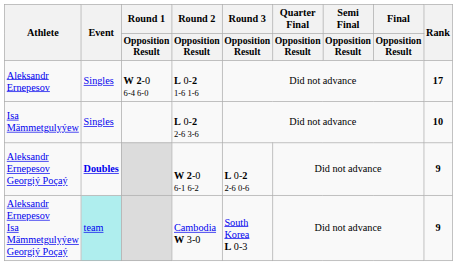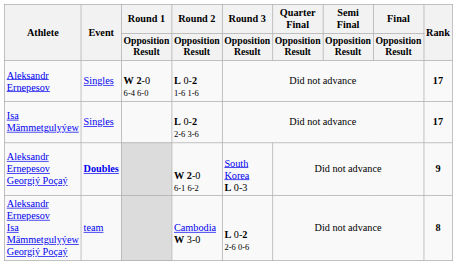(438, 122) 10 -> (438, 122) 17
(237, 181) L 0-2 2-6 0-6 -> (237, 175) South Korea L 0-3
(94, 228) paleturquoise background -> (94, 228) no background
(237, 234) South Korea L 0-3 -> (237, 240) L 0-2 2-6 0-6
(438, 228) 9 -> (438, 228) 8
